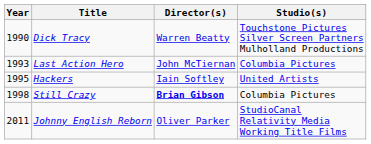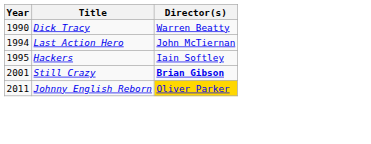- column: (302, 12)
(18, 64) 1993 -> (18, 42) 1994
(18, 95) 1998 -> (18, 73) 2001
(193, 121) no background -> (193, 88) gold background
